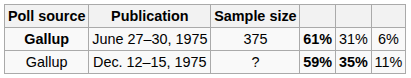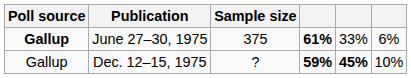(353, 39) 31% -> (353, 39) 33%
(353, 62) 35% -> (353, 62) 45%
(388, 62) 11% -> (389, 62) 10%
